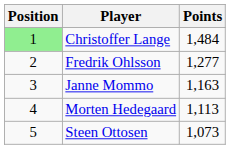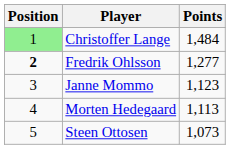(33, 62) normal -> (33, 62) bold
(203, 86) 1,163 -> (203, 86) 1,123
